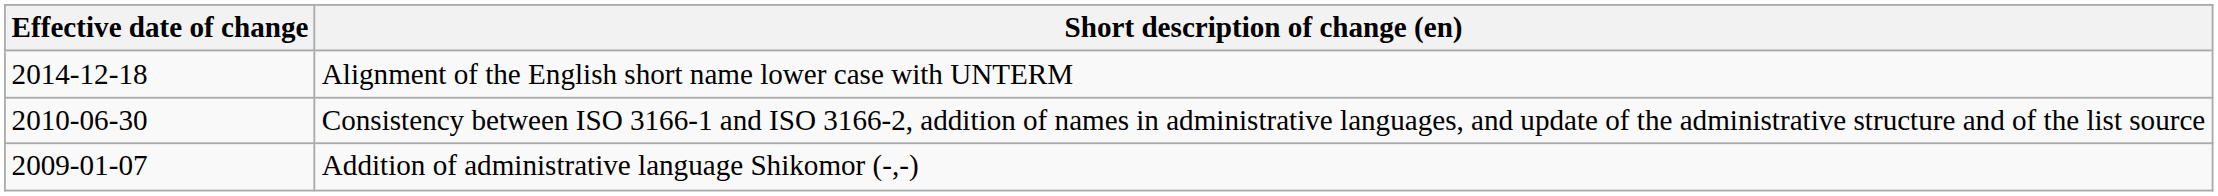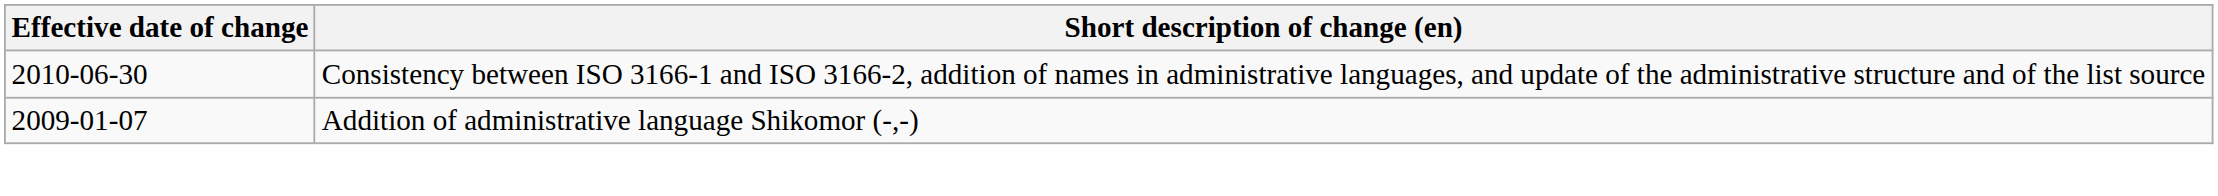- row: (697, 73)
